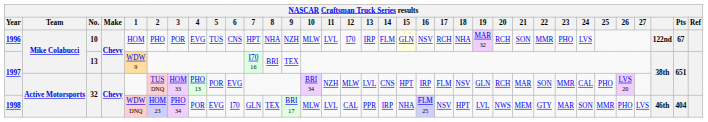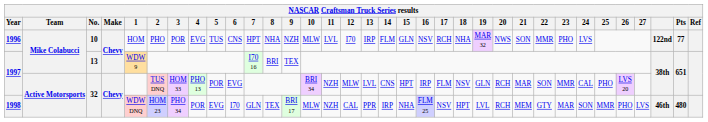(406, 40) lightyellow background -> (406, 40) no background
(503, 40) RCH -> (503, 40) NWS
(681, 40) 67 -> (681, 40) 77
(331, 106) LVL -> (331, 106) NZH
(503, 106) NWS -> (503, 106) RCH
(681, 106) 404 -> (681, 106) 480
